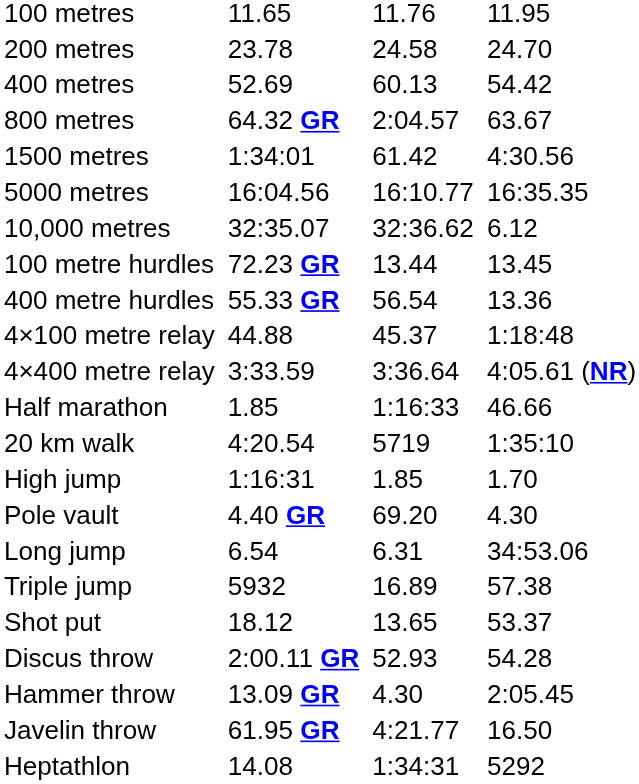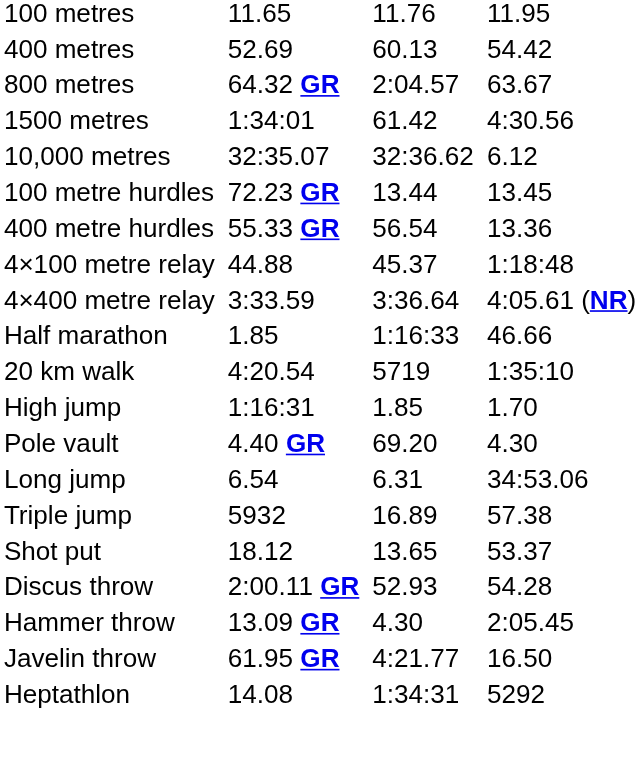- row: (69, 49)
- row: (76, 192)
